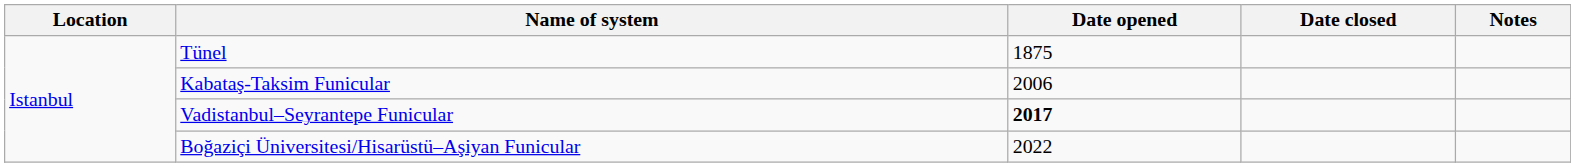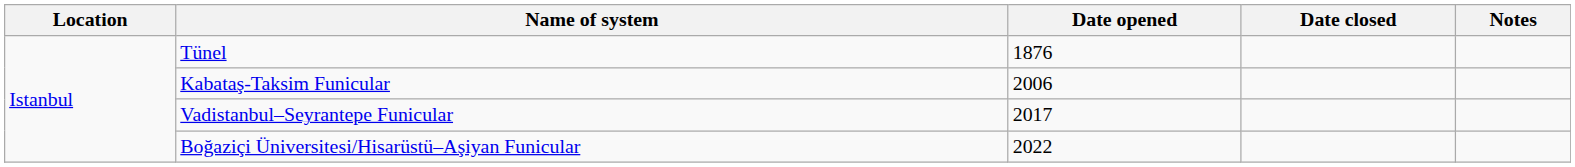(1033, 51) 1875 -> (1033, 51) 1876
(1033, 114) bold -> (1033, 114) normal
